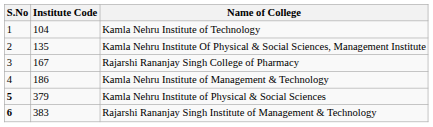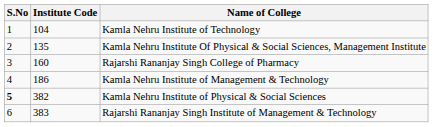(41, 63) 167 -> (41, 63) 160
(41, 96) 379 -> (41, 96) 382
(9, 113) bold -> (9, 113) normal
